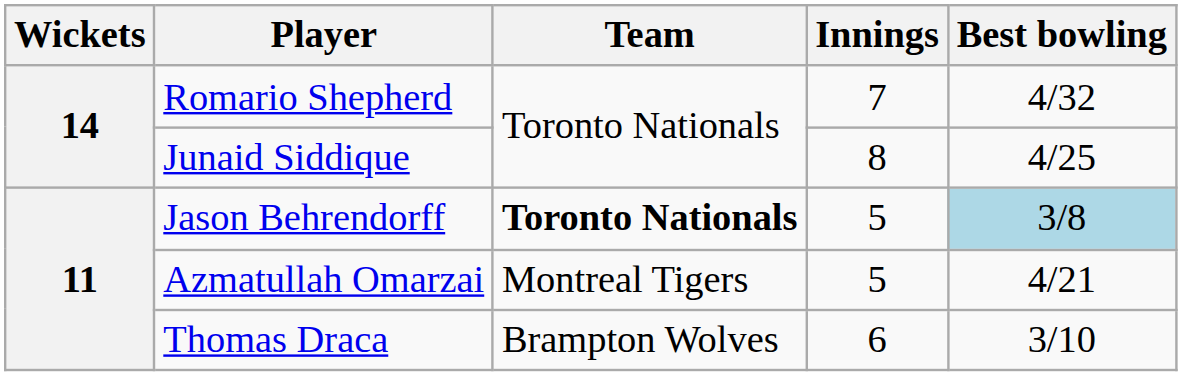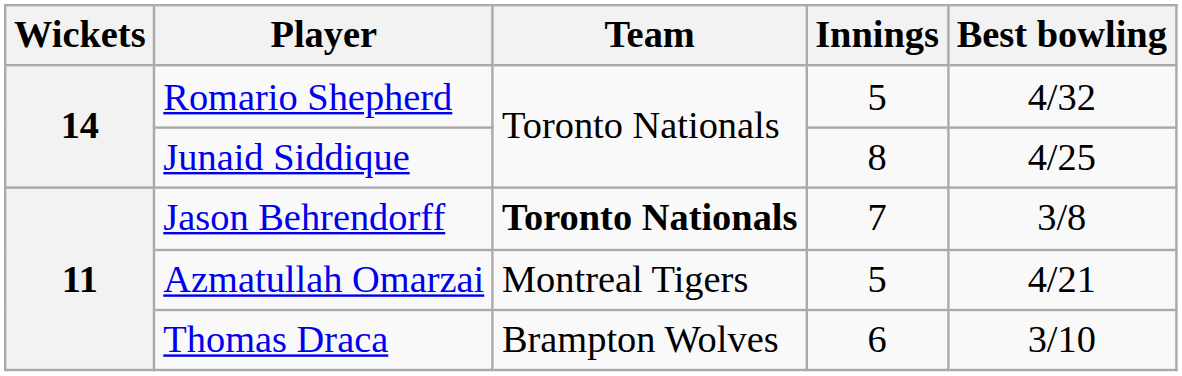(877, 95) 7 -> (877, 95) 5
(877, 217) 5 -> (877, 217) 7
(1062, 217) lightblue background -> (1062, 217) no background
